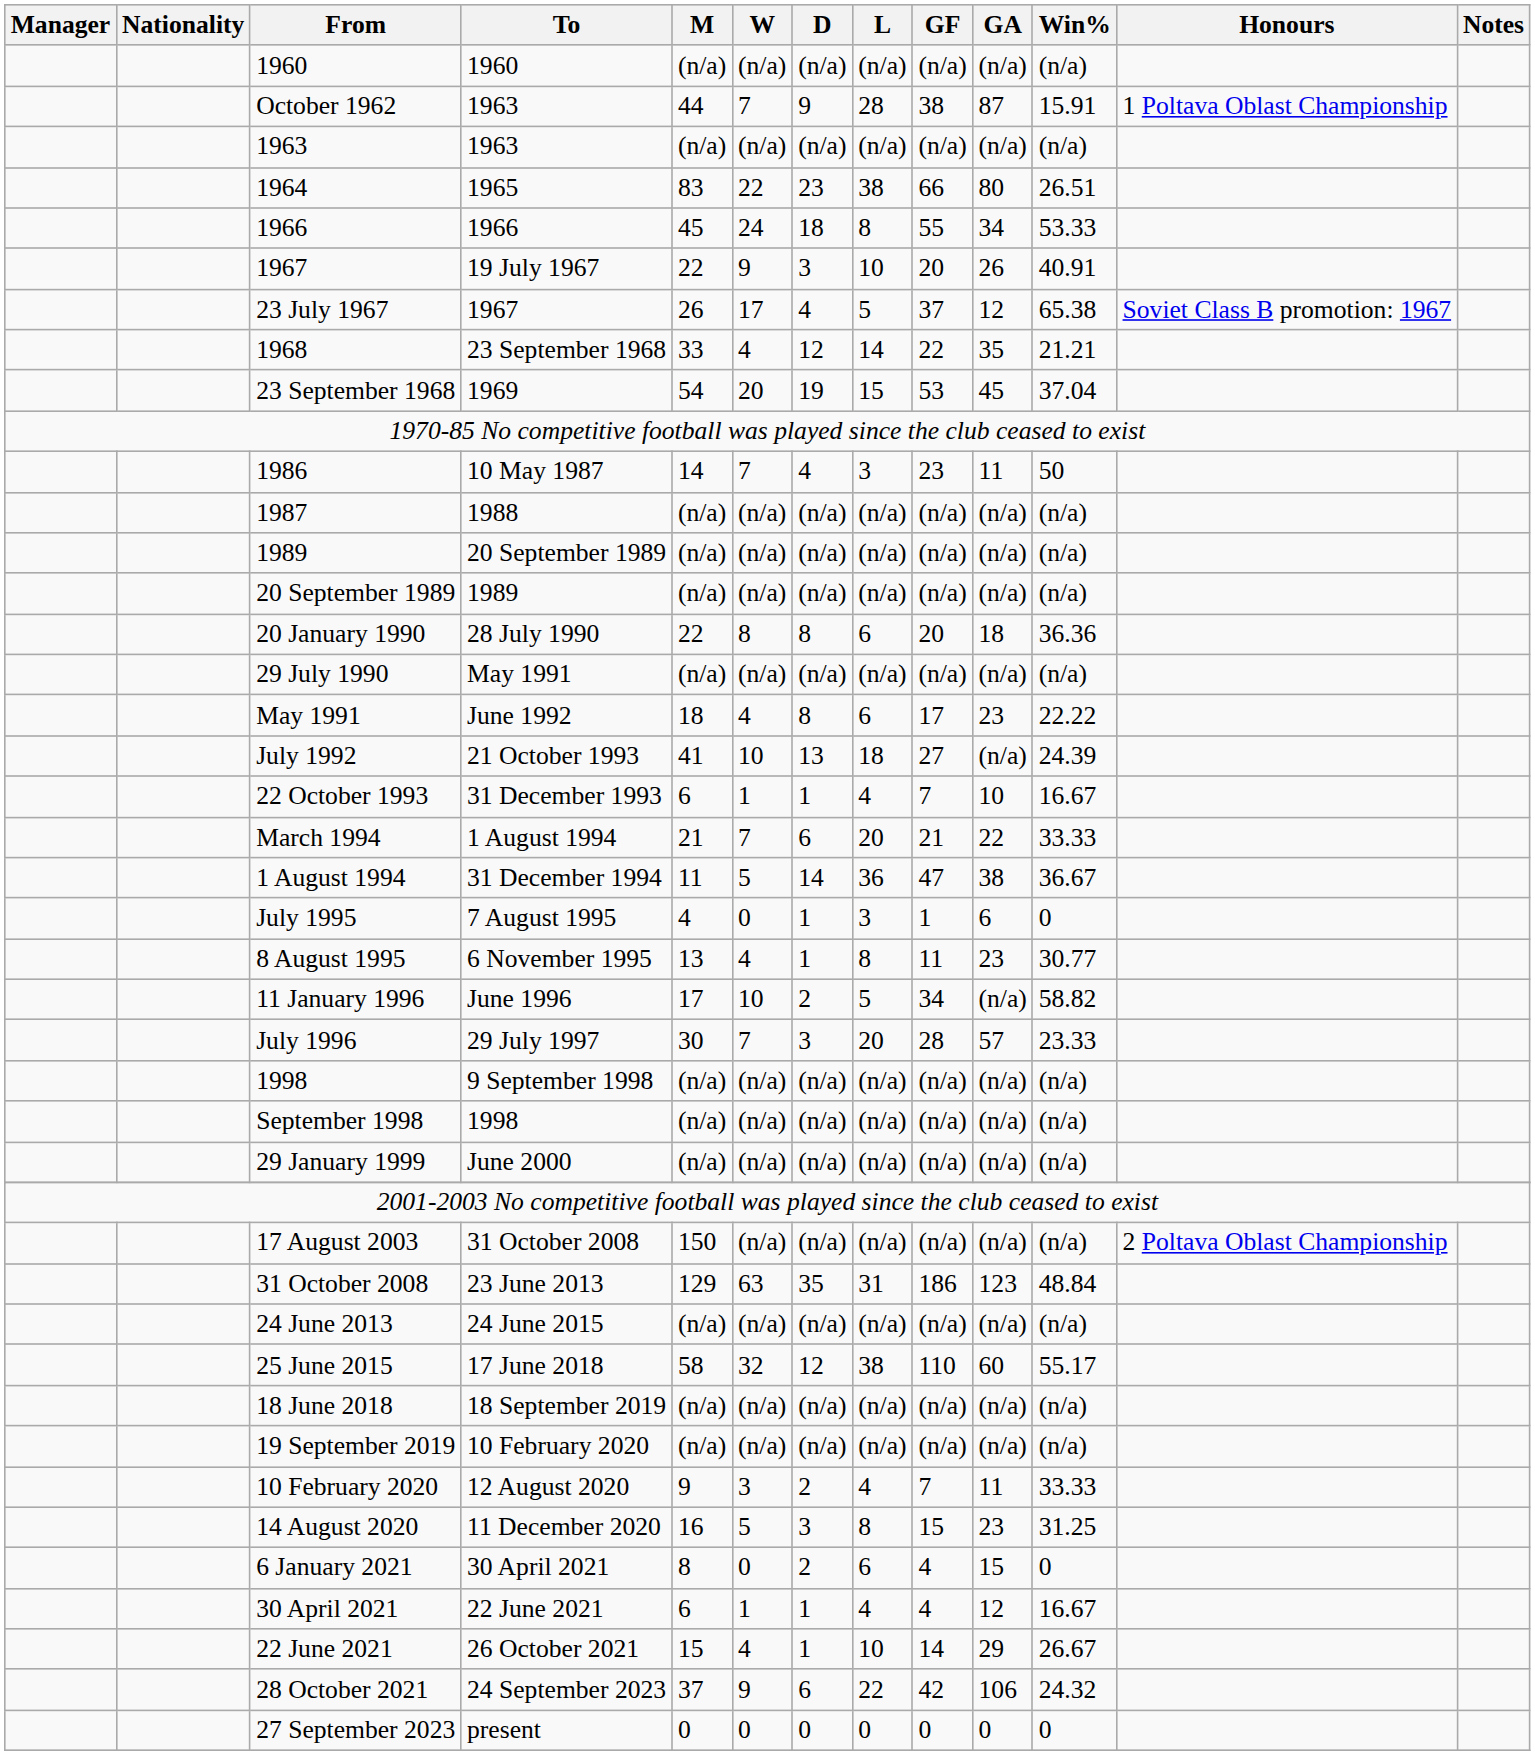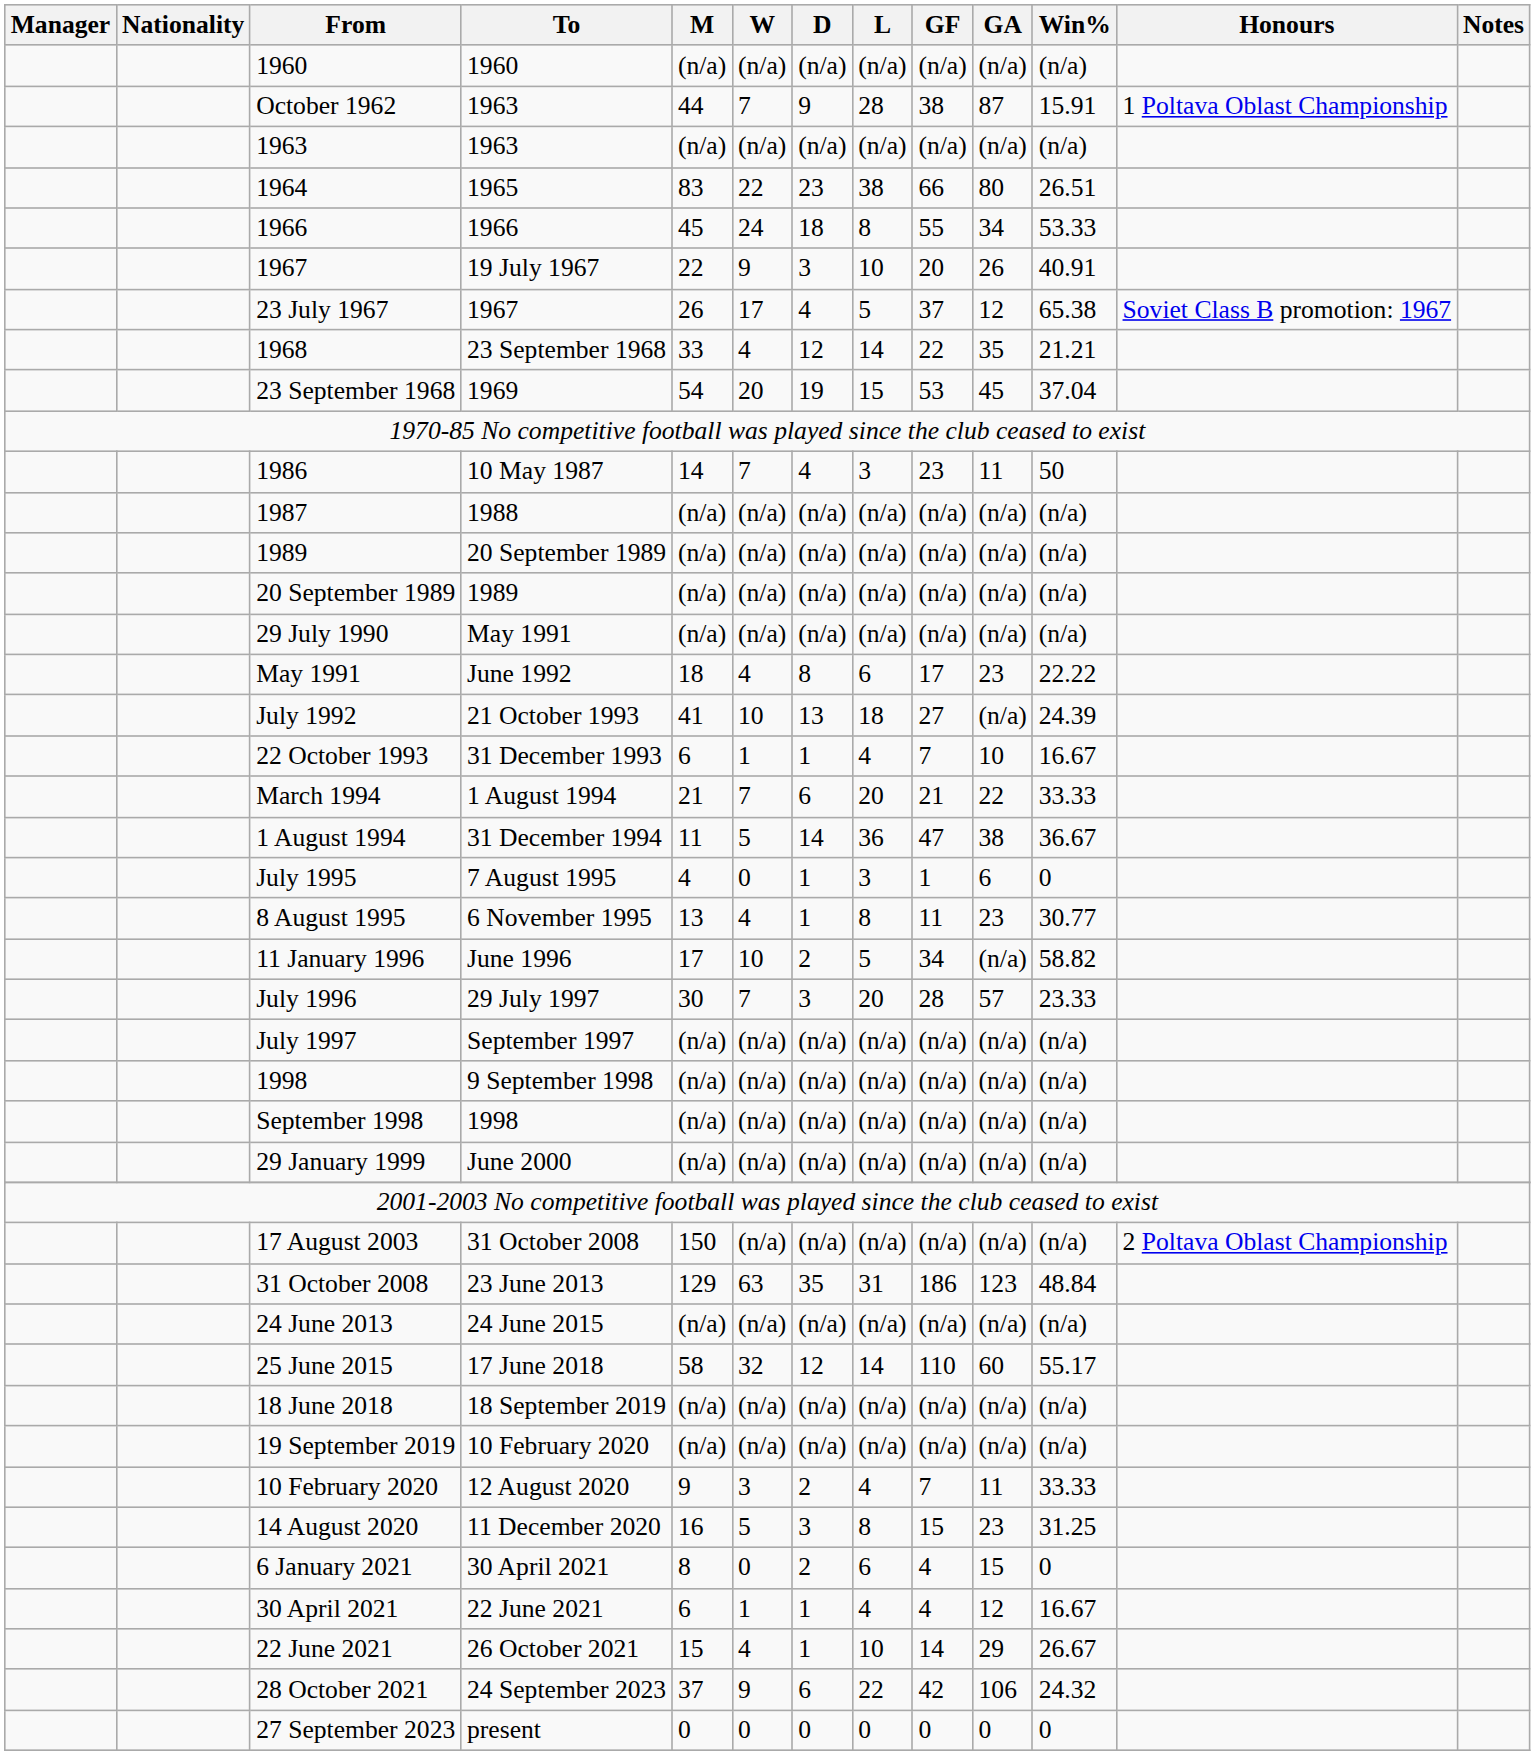- row: (341, 633)
+ row: (306, 1039)
(871, 1364) 38 -> (871, 1364) 14
